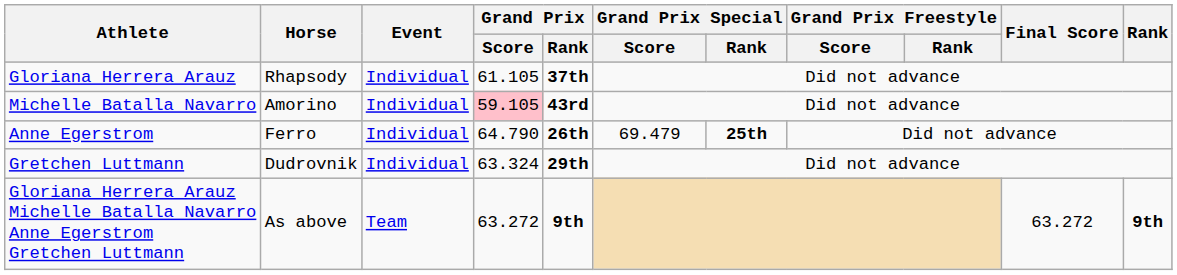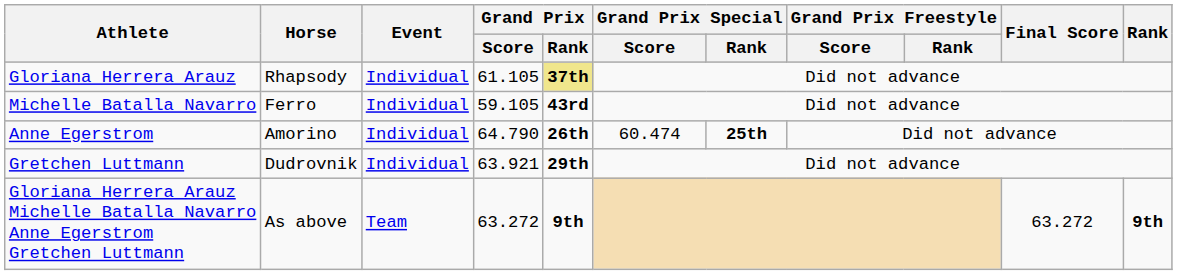(568, 77) no background -> (568, 77) khaki background
(301, 106) Amorino -> (290, 106) Ferro
(508, 106) pink background -> (508, 106) no background
(290, 134) Ferro -> (301, 134) Amorino
(650, 134) 69.479 -> (650, 134) 60.474
(508, 163) 63.324 -> (508, 163) 63.921
